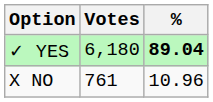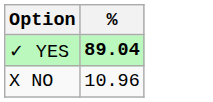- column: (112, 20)
